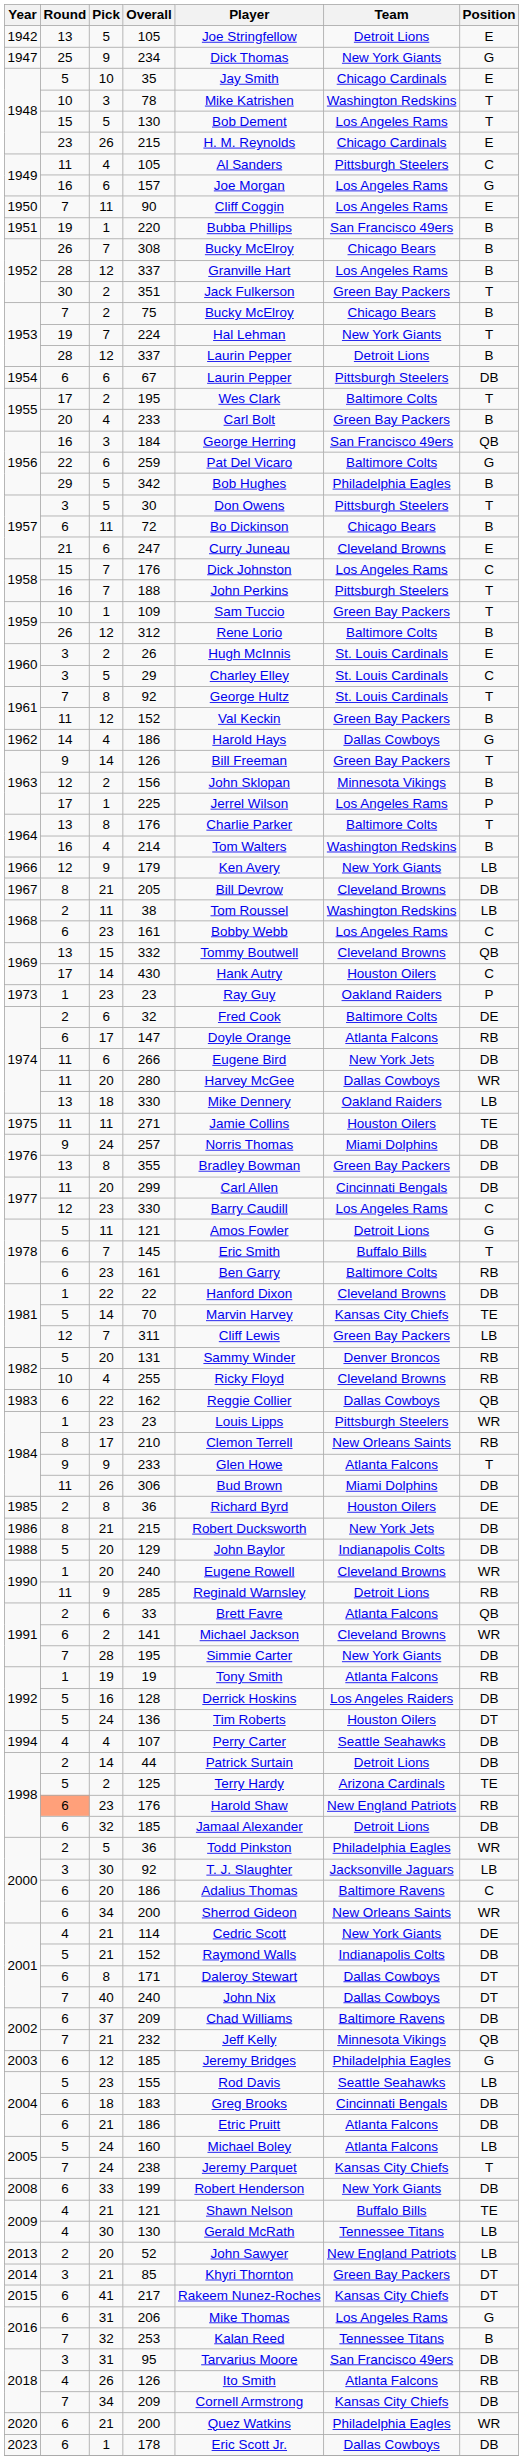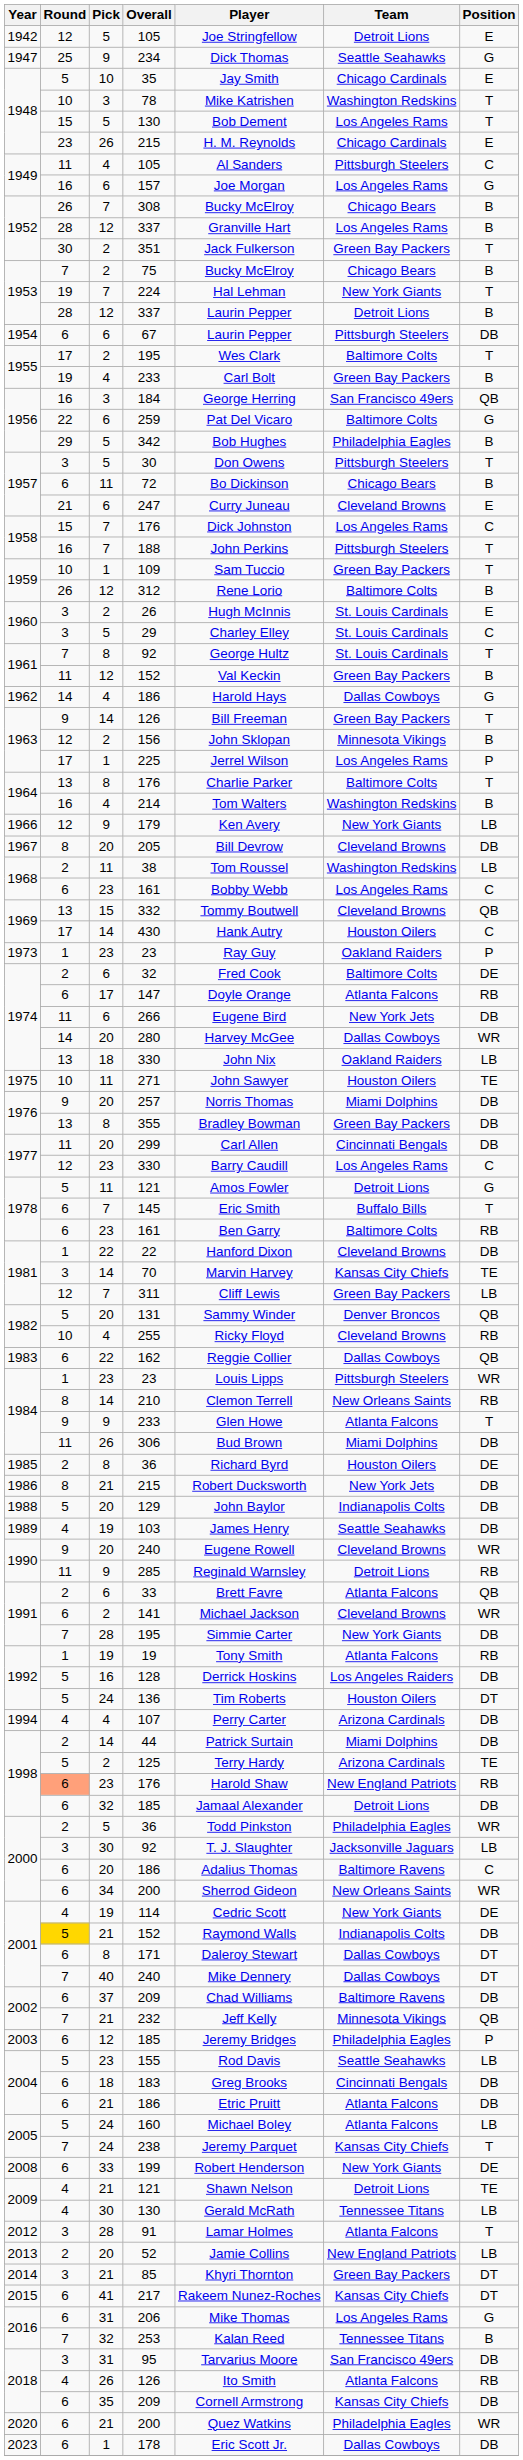(65, 36) 13 -> (65, 36) 12
(392, 57) New York Giants -> (392, 57) Seattle Seahawks
- row: (22, 206)
- row: (22, 228)
(65, 420) 20 -> (65, 377) 19
(106, 889) 21 -> (106, 846) 20
(65, 1080) 11 -> (65, 1038) 14
(249, 1102) Mike Dennery -> (249, 1059) John Nix
(65, 1123) 11 -> (65, 1080) 10
(249, 1123) Jamie Collins -> (249, 1080) John Sawyer
(106, 1144) 24 -> (106, 1102) 20
(65, 1315) 5 -> (65, 1272) 3
(489, 1358) RB -> (489, 1315) QB
(106, 1443) 17 -> (106, 1400) 14
+ row: (22, 1528)
(65, 1571) 1 -> (65, 1549) 9
(392, 1741) Seattle Seahawks -> (392, 1720) Arizona Cardinals
(392, 1762) Detroit Lions -> (392, 1741) Miami Dolphins
(106, 1933) 21 -> (106, 1912) 19
(65, 1954) no background -> (65, 1933) gold background
(249, 1997) John Nix -> (249, 1976) Mike Dennery
(489, 2061) G -> (489, 2040) P
(489, 2189) DB -> (489, 2167) DE
(392, 2210) Buffalo Bills -> (392, 2189) Detroit Lions
+ row: (22, 2231)
(249, 2253) John Sawyer -> (249, 2253) Jamie Collins
(65, 2402) 7 -> (65, 2402) 6
(106, 2402) 34 -> (106, 2402) 35
